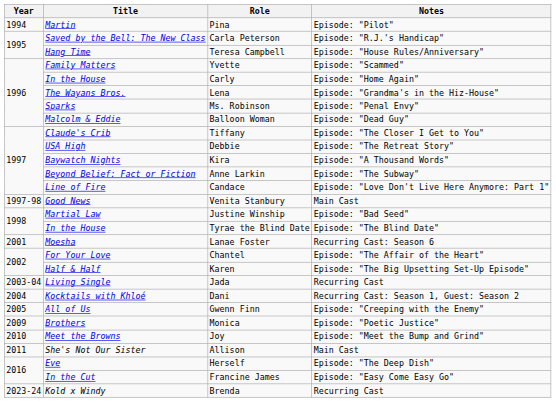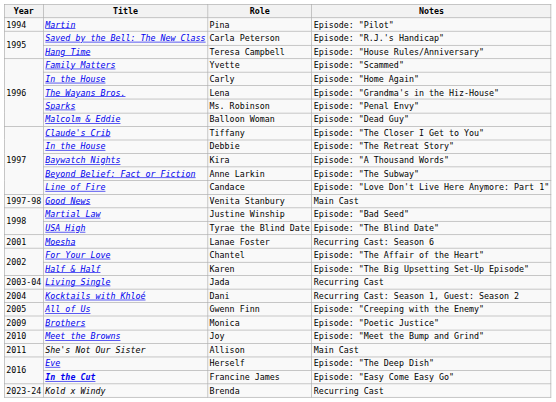(65, 147) USA High -> (75, 147) In the House
(75, 228) In the House -> (65, 228) USA High
(70, 377) normal -> (70, 377) bold
